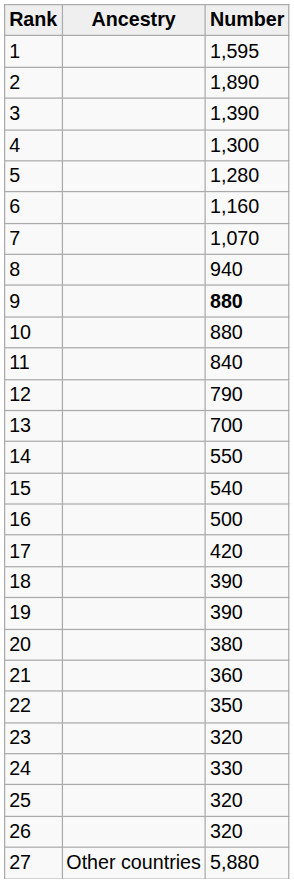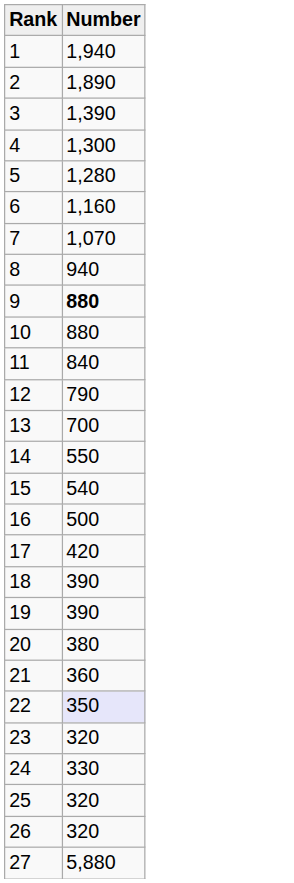- column: (134, 20)
(235, 51) 1,595 -> (91, 51) 1,940
(226, 706) no background -> (83, 706) lavender background
